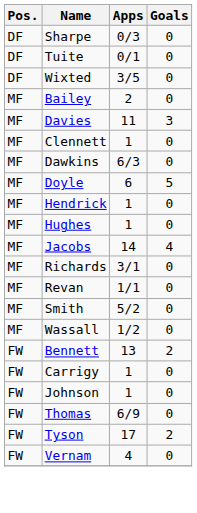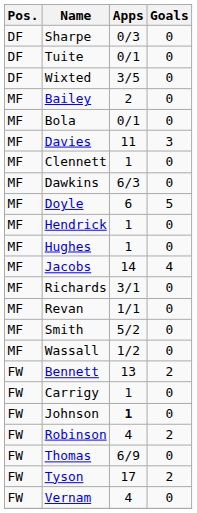+ row: (60, 120)
(128, 393) normal -> (128, 414) bold
+ row: (76, 434)
